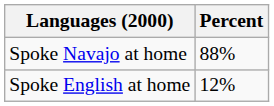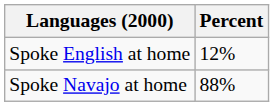rows swapped: (98, 53) <-> (100, 85)
